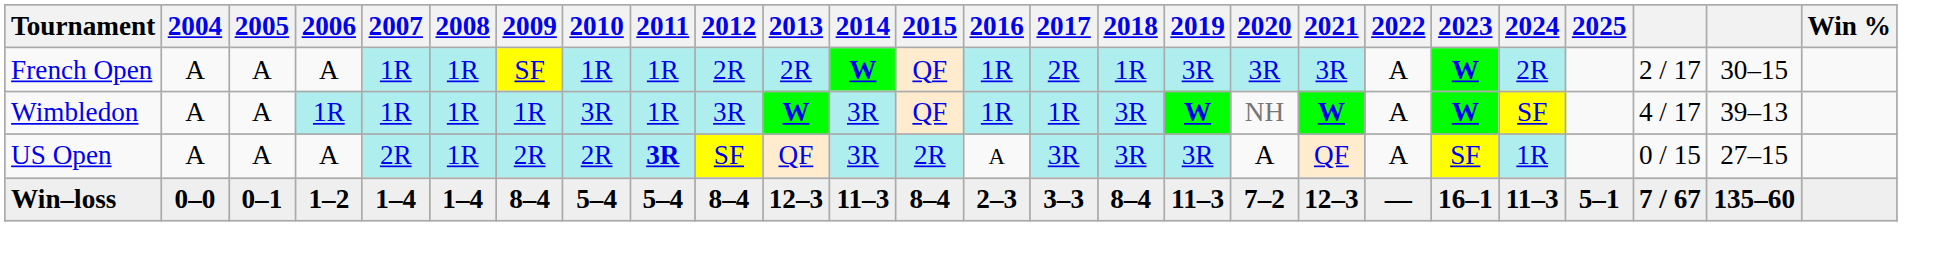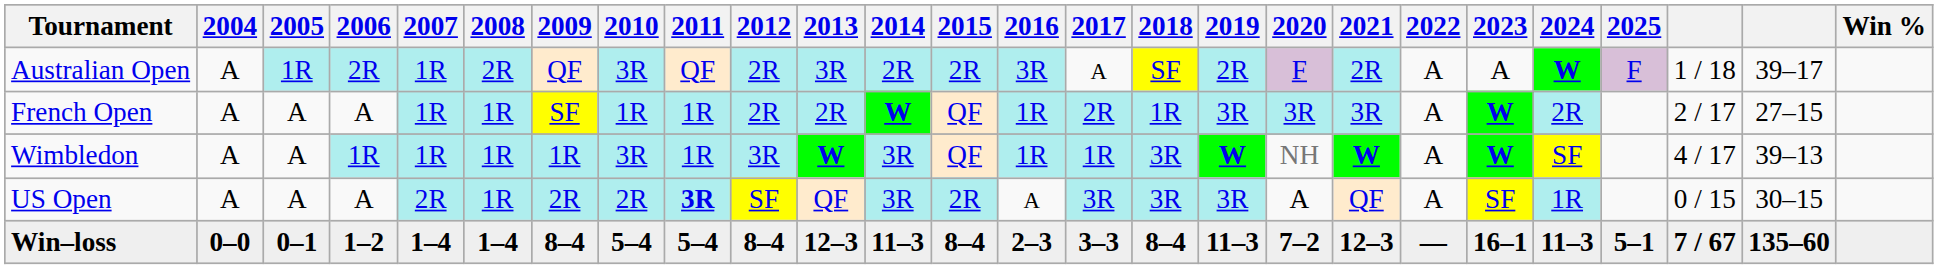+ row: (101, 69)
(1754, 69) 30–15 -> (1789, 112) 27–15
(1754, 155) 27–15 -> (1789, 198) 30–15
